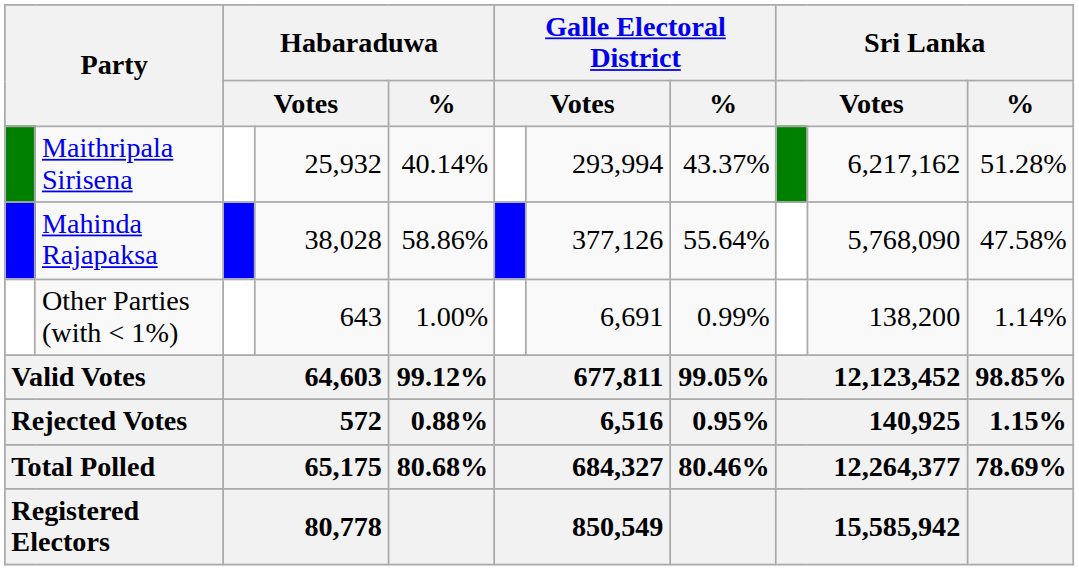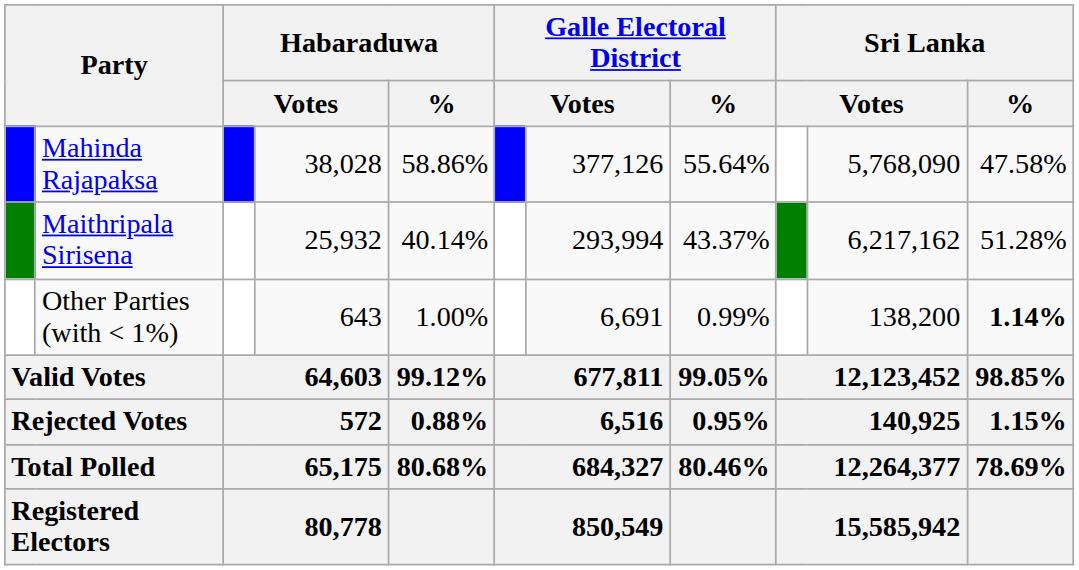rows swapped: (100, 240) <-> (108, 163)
(1030, 316) normal -> (1028, 316) bold
